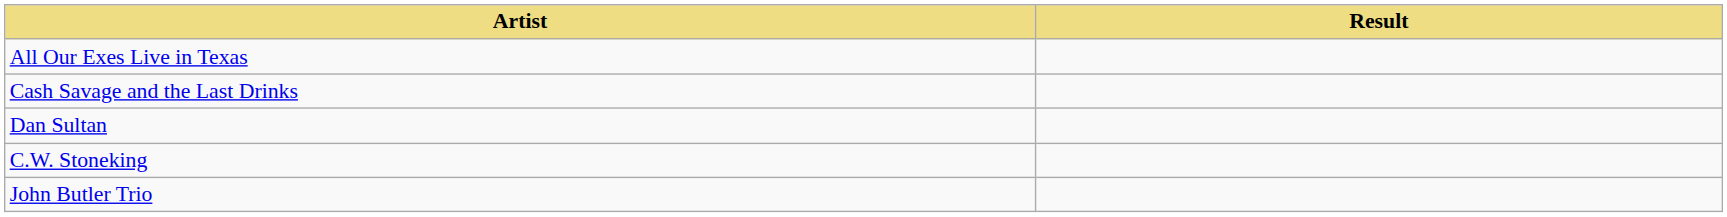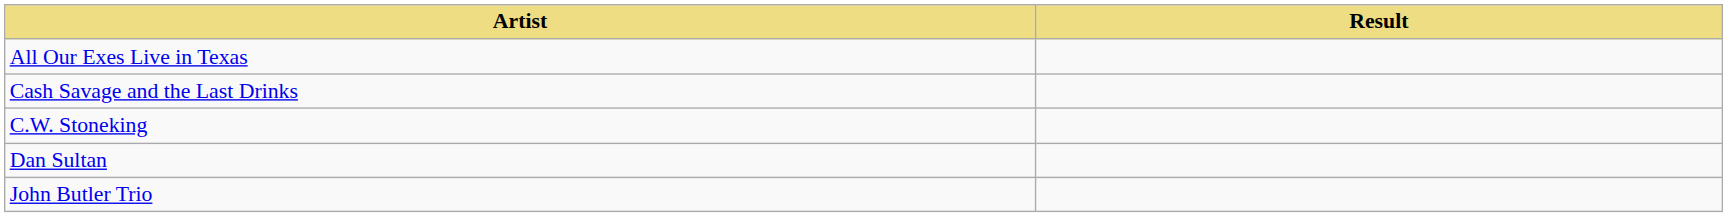rows swapped: (79, 159) <-> (58, 125)
